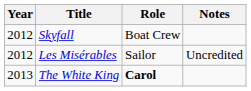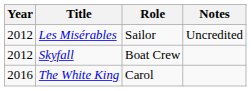rows swapped: (56, 34) <-> (78, 55)
(20, 75) 2013 -> (20, 75) 2016
(141, 75) bold -> (139, 75) normal
